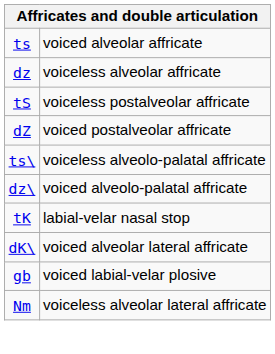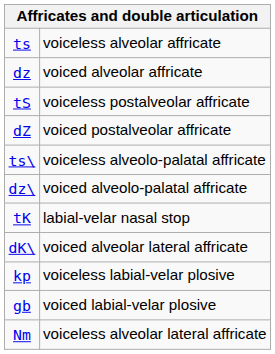(123, 43) voiced alveolar affricate -> (132, 43) voiceless alveolar affricate
(132, 72) voiceless alveolar affricate -> (123, 72) voiced alveolar affricate
+ row: (22, 276)
